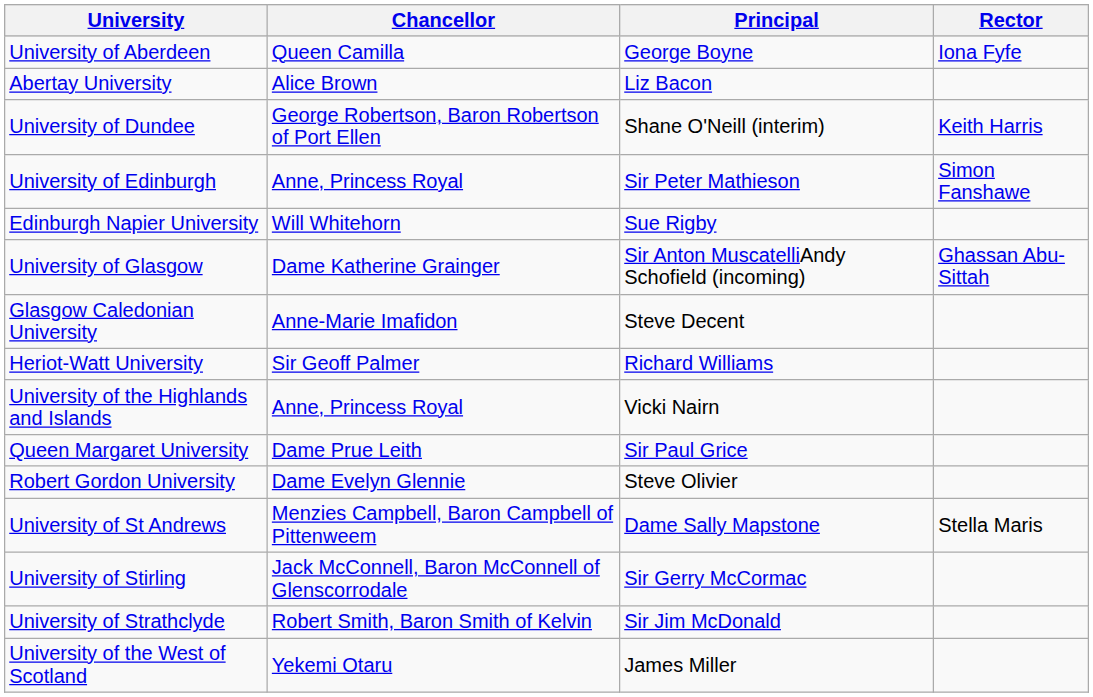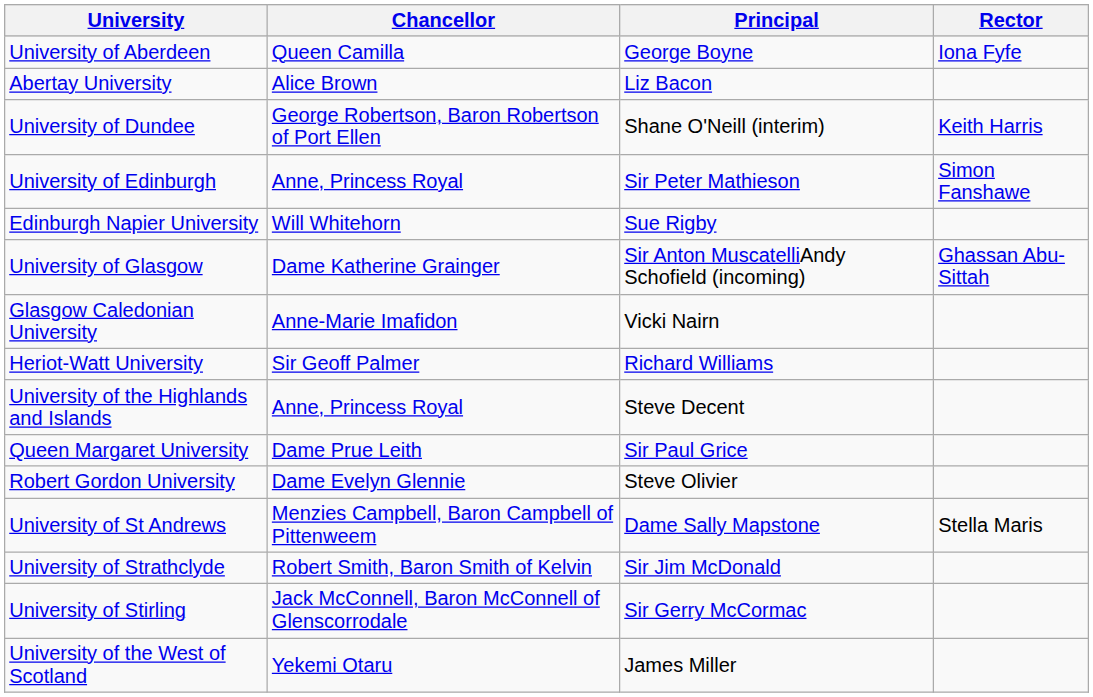(684, 321) Steve Decent -> (672, 321) Vicki Nairn
(672, 407) Vicki Nairn -> (684, 407) Steve Decent
rows swapped: (98, 578) <-> (117, 621)
